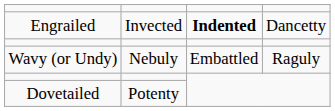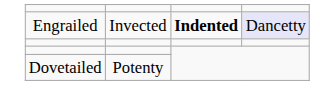(296, 25) no background -> (276, 25) lavender background
- row: (63, 59)
